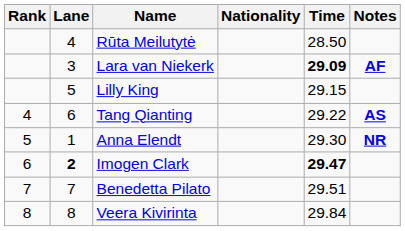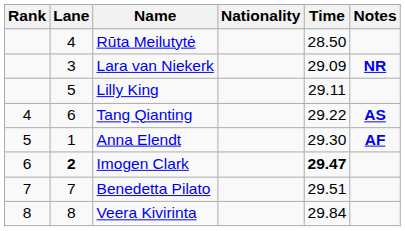(327, 66) bold -> (327, 66) normal
(375, 66) AF -> (375, 66) NR
(327, 90) 29.15 -> (327, 90) 29.11
(375, 139) NR -> (375, 139) AF
